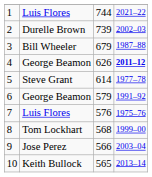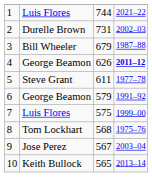(104, 29) 739 -> (104, 29) 731
(104, 79) 614 -> (104, 79) 611
(104, 113) 576 -> (104, 113) 575
(131, 113) 1975–76 -> (131, 113) 1999–00
(131, 130) 1999–00 -> (131, 130) 1975–76
(104, 146) 566 -> (104, 146) 567
